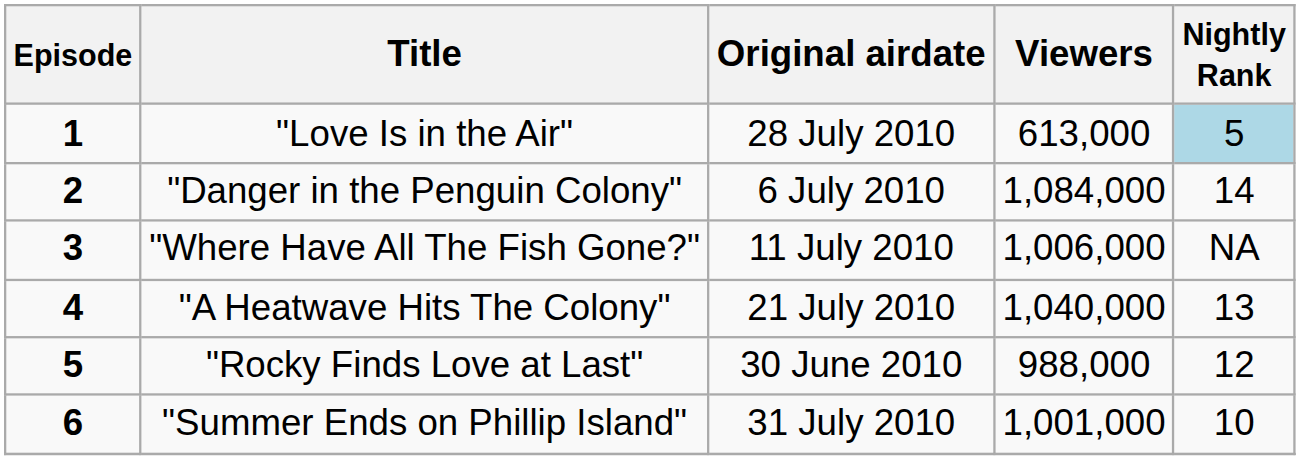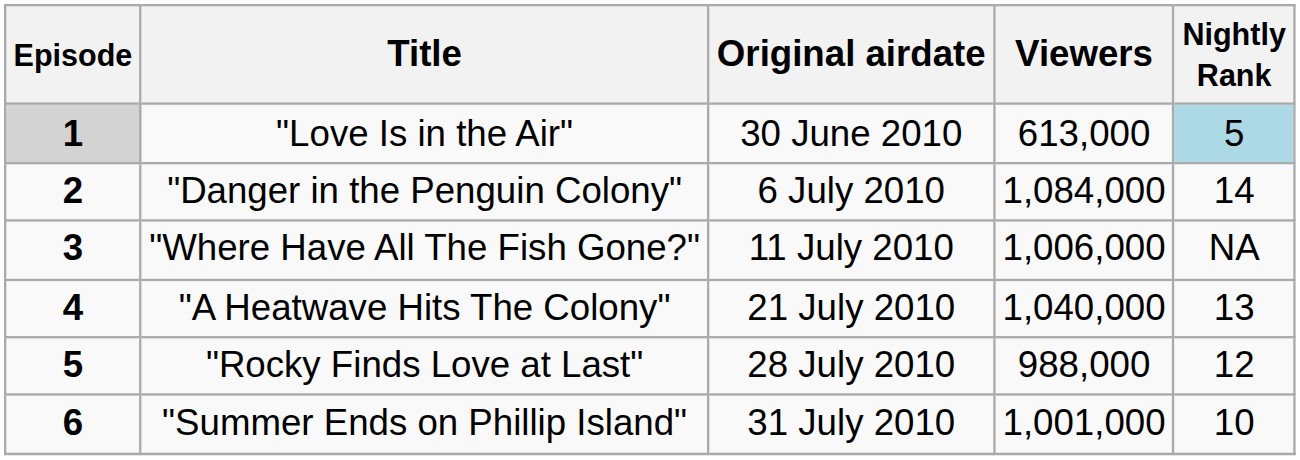(73, 132) no background -> (73, 132) lightgrey background
(851, 132) 28 July 2010 -> (851, 132) 30 June 2010
(851, 365) 30 June 2010 -> (851, 365) 28 July 2010
